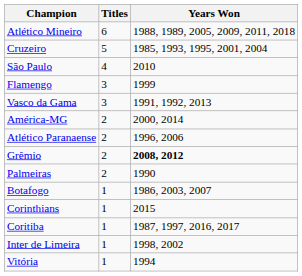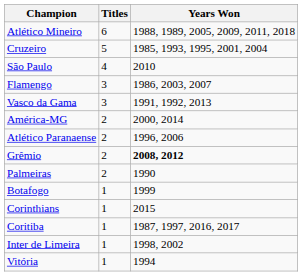(144, 84) 1999 -> (172, 84) 1986, 2003, 2007
(172, 191) 1986, 2003, 2007 -> (144, 191) 1999
